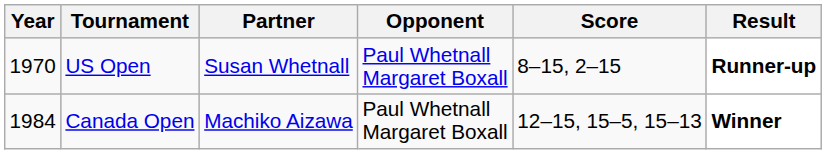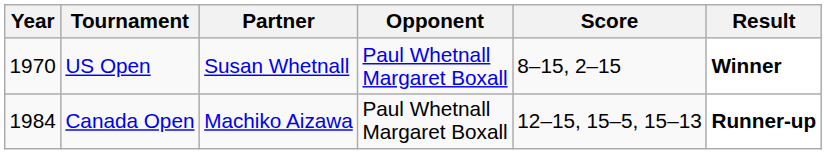(764, 66) Runner-up -> (746, 66) Winner
(746, 122) Winner -> (764, 122) Runner-up
